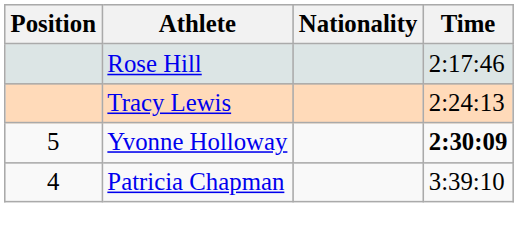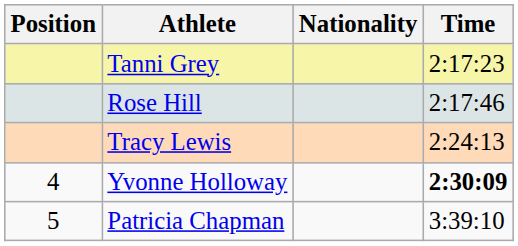+ row: (163, 63)
(53, 142) 5 -> (53, 181) 4
(53, 181) 4 -> (53, 220) 5
